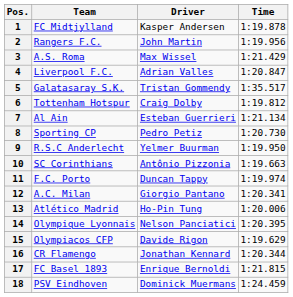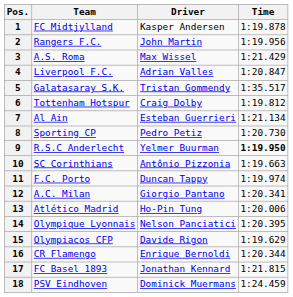(263, 149) normal -> (263, 149) bold
(185, 255) Jonathan Kennard -> (185, 255) Enrique Bernoldi
(185, 270) Enrique Bernoldi -> (185, 270) Jonathan Kennard
